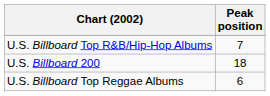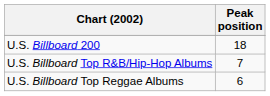rows swapped: (53, 63) <-> (110, 44)
